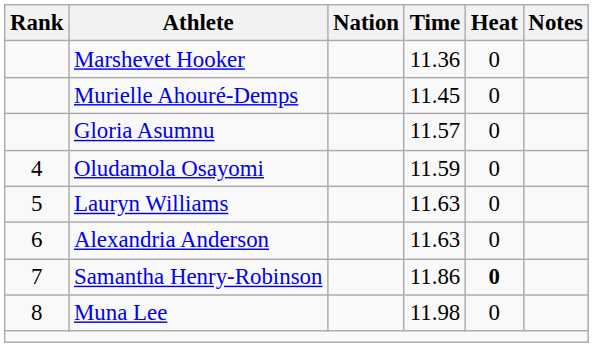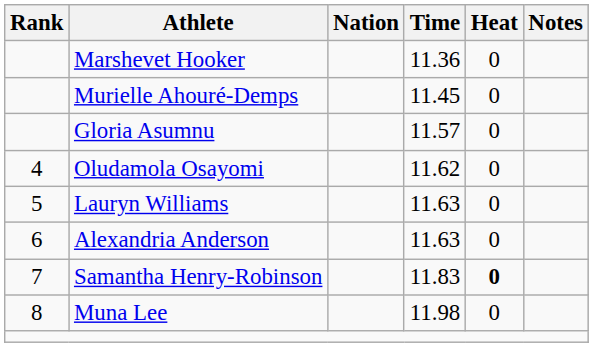(435, 167) 11.59 -> (435, 167) 11.62
(435, 276) 11.86 -> (435, 276) 11.83
